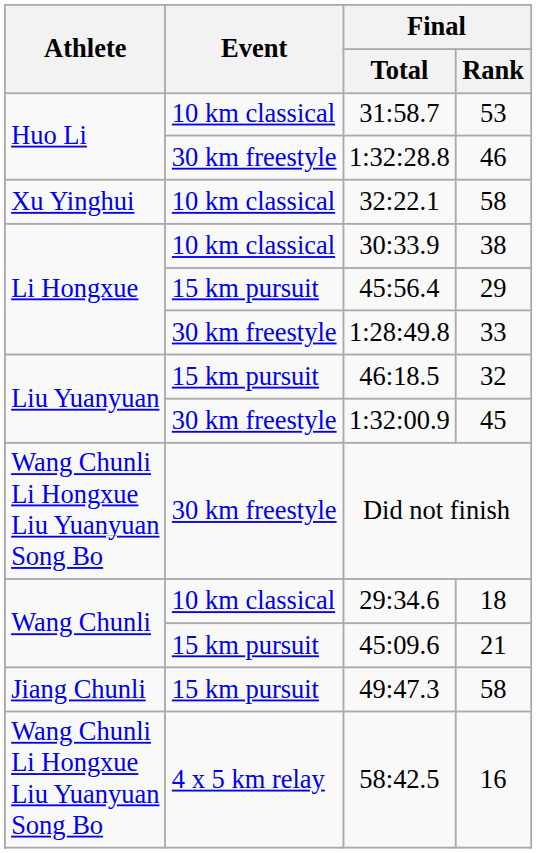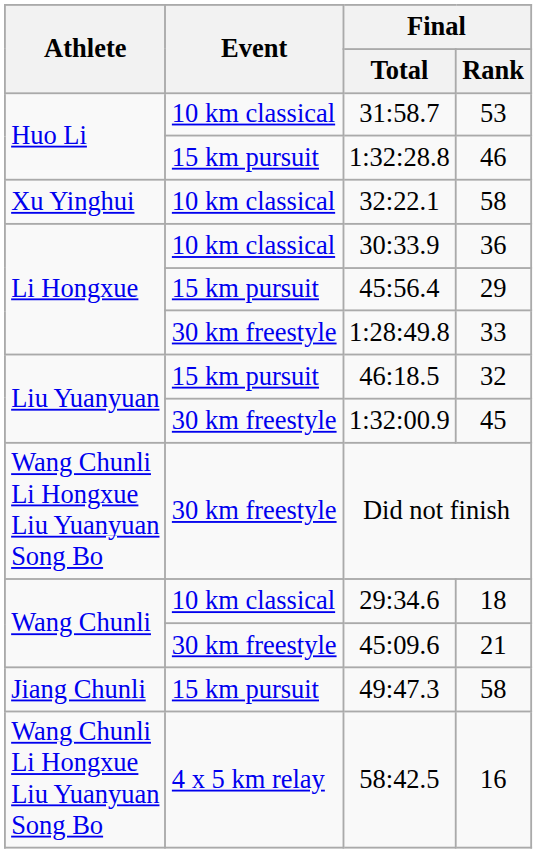(254, 157) 30 km freestyle -> (245, 157) 15 km pursuit
(493, 245) 38 -> (493, 245) 36
(245, 644) 15 km pursuit -> (254, 644) 30 km freestyle
